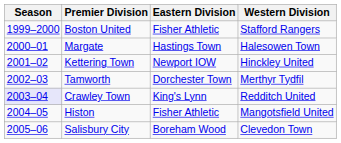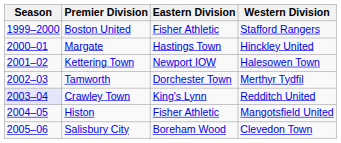(280, 46) Halesowen Town -> (277, 46) Hinckley United
(277, 63) Hinckley United -> (280, 63) Halesowen Town
